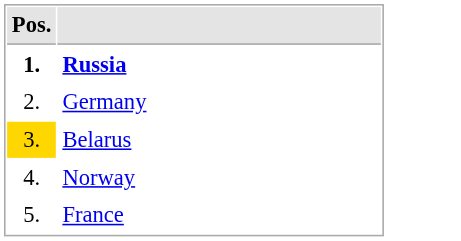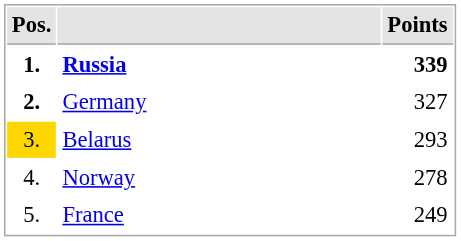+ column: (418, 24)
(32, 101) normal -> (32, 101) bold
